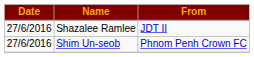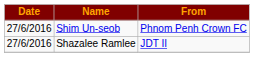rows swapped: (96, 28) <-> (88, 44)
